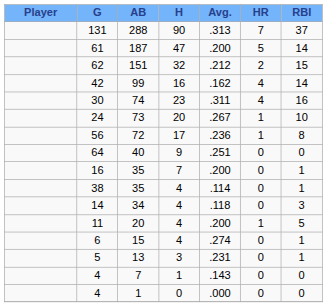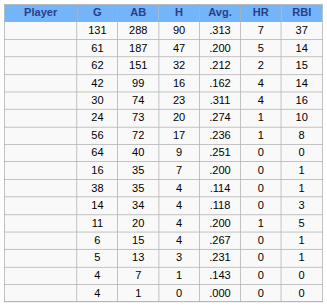(220, 118) .267 -> (220, 118) .274
(220, 240) .274 -> (220, 240) .267
